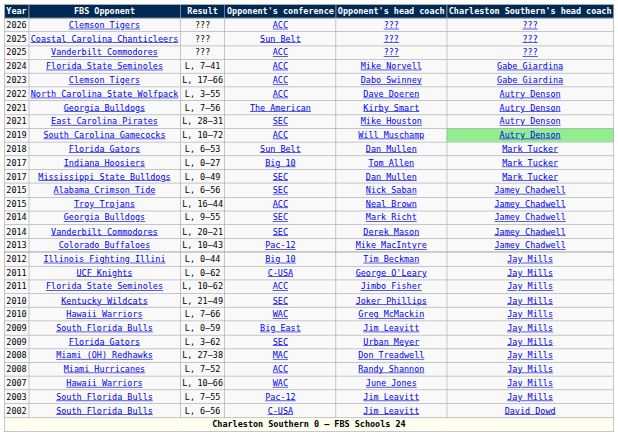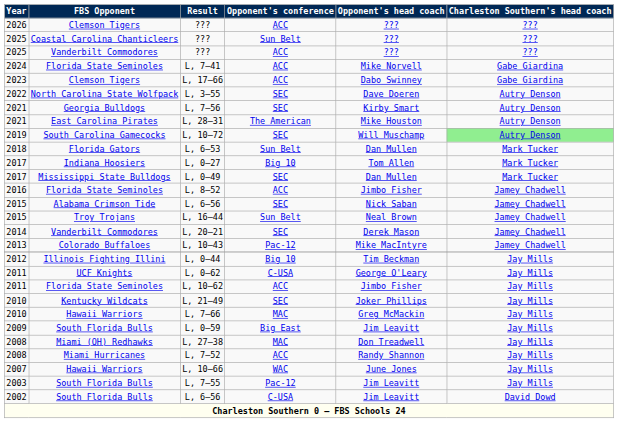(280, 94) ACC -> (280, 94) SEC
(280, 108) The American -> (280, 108) SEC
(280, 121) SEC -> (280, 121) The American
(280, 135) ACC -> (280, 135) SEC
+ row: (104, 190)
(280, 204) ACC -> (280, 218) Sun Belt
- row: (104, 218)
(280, 314) WAC -> (280, 314) MAC
- row: (104, 342)
